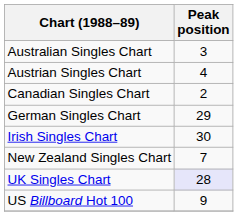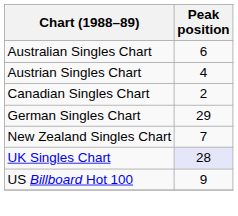(203, 51) 3 -> (203, 51) 6
- row: (62, 136)
